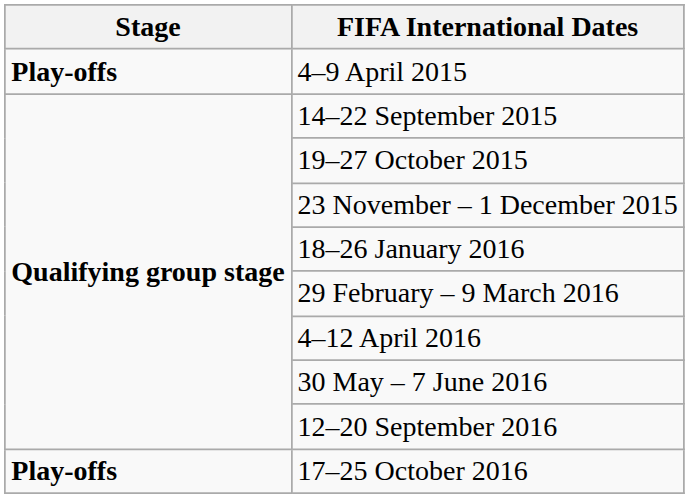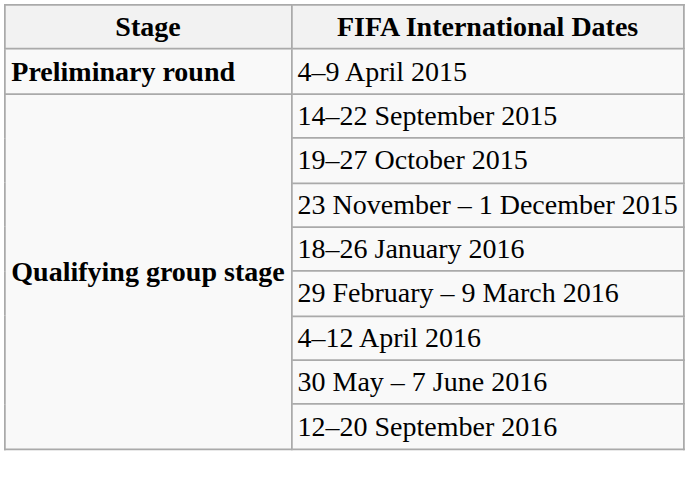(64, 71) Play-offs -> (123, 71) Preliminary round
- row: (413, 470)
